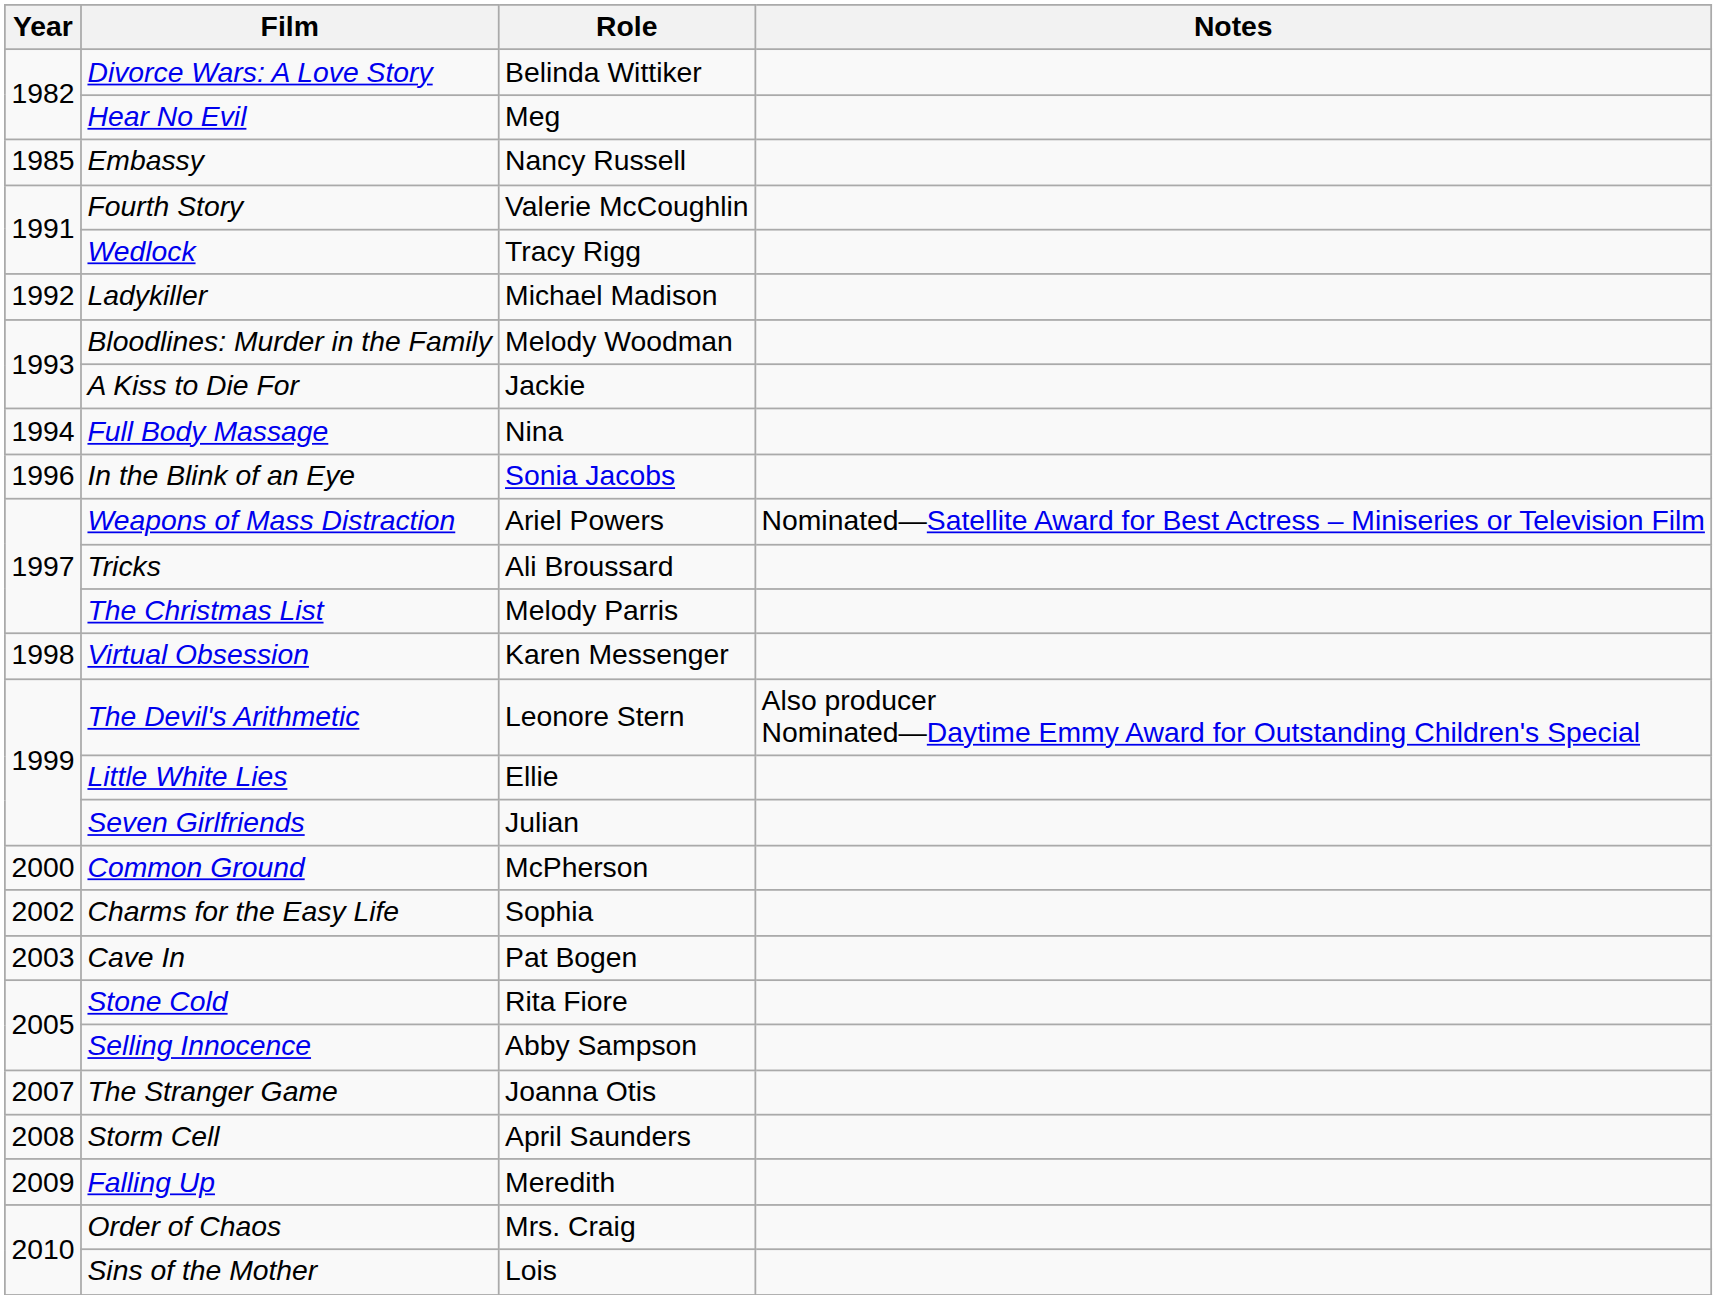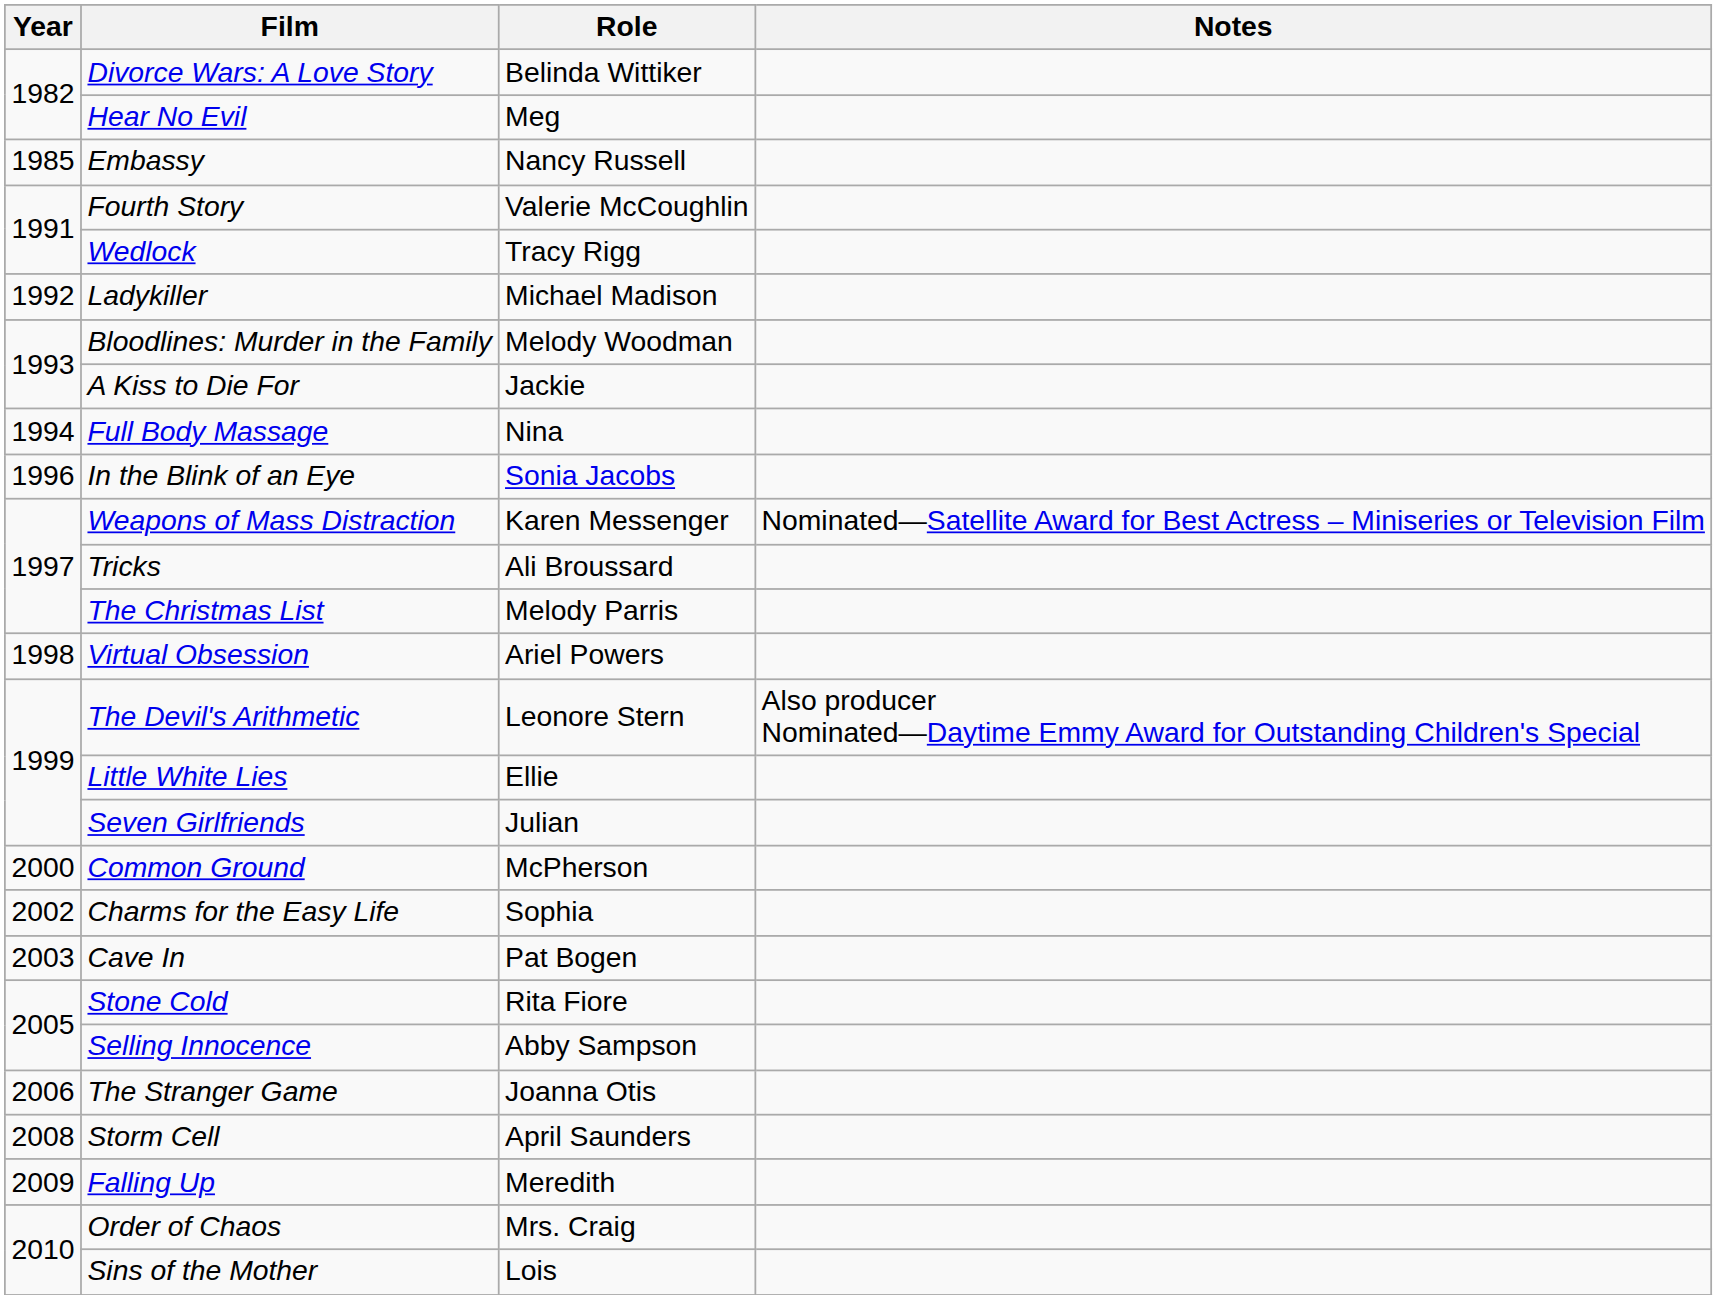(585, 521) Ariel Powers -> (617, 521) Karen Messenger
(617, 655) Karen Messenger -> (585, 655) Ariel Powers
(43, 1091) 2007 -> (43, 1091) 2006
